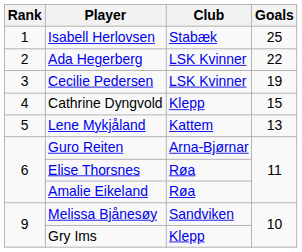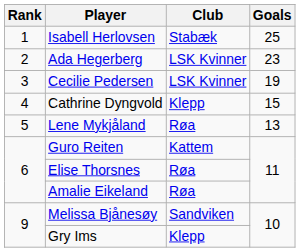(274, 59) 22 -> (272, 59) 23
(191, 125) Kattem -> (182, 125) Røa
(209, 147) Arna-Bjørnar -> (191, 147) Kattem
